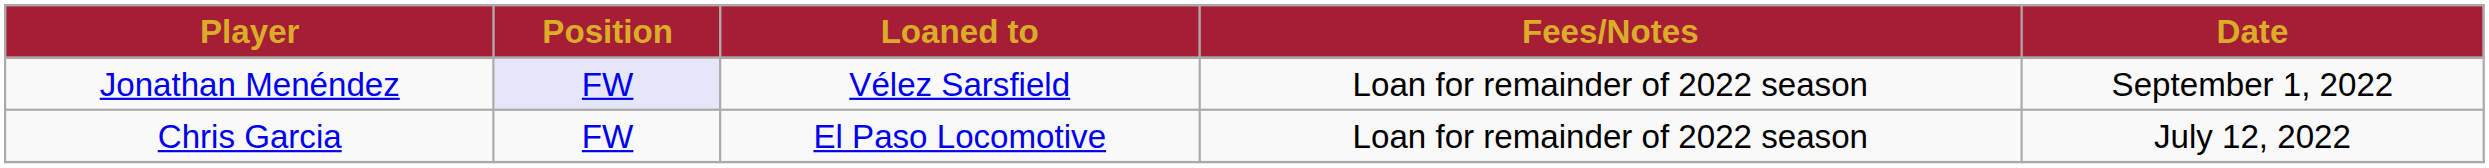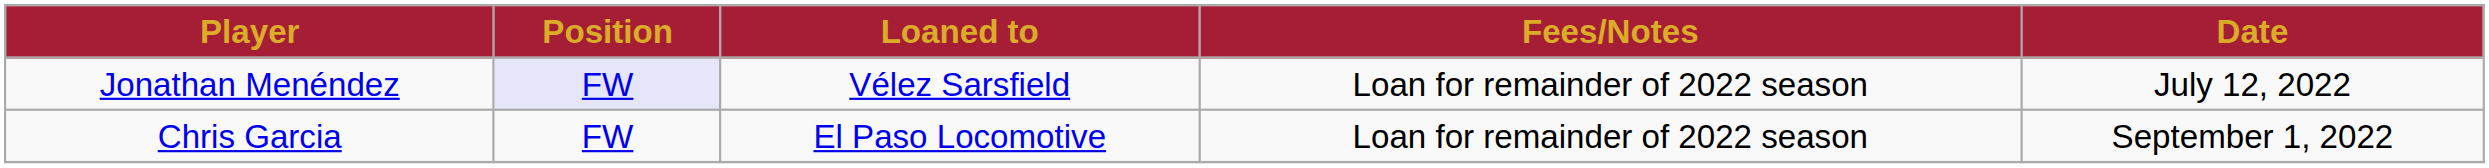(2252, 84) September 1, 2022 -> (2252, 84) July 12, 2022
(2252, 136) July 12, 2022 -> (2252, 136) September 1, 2022
